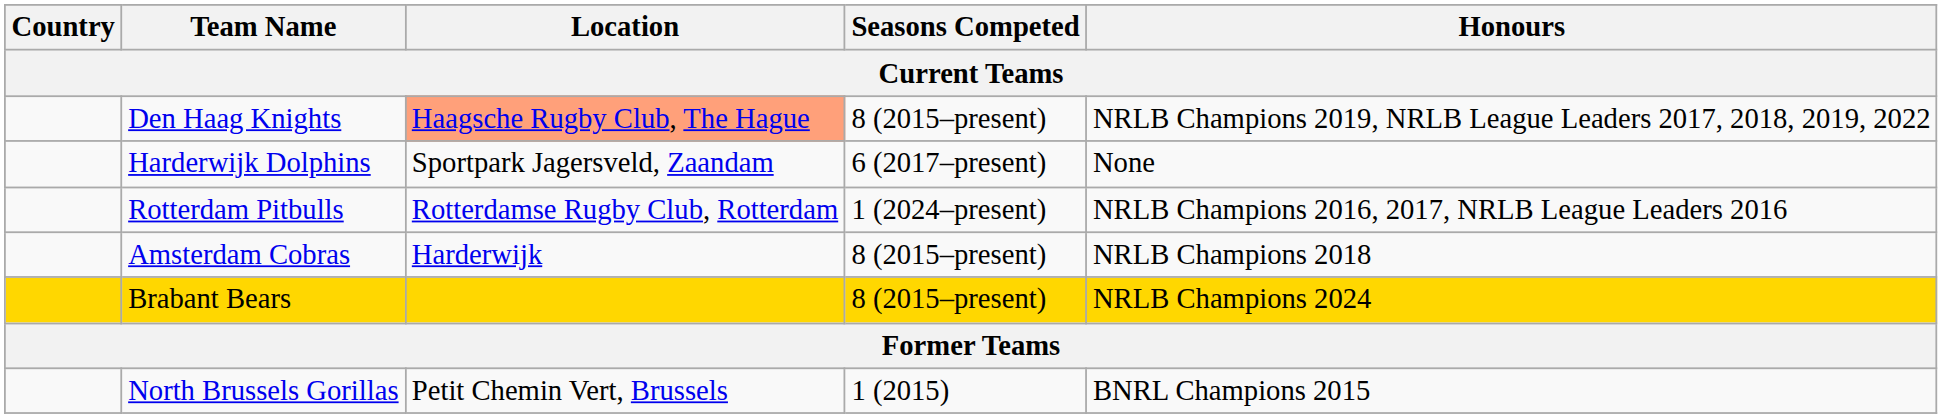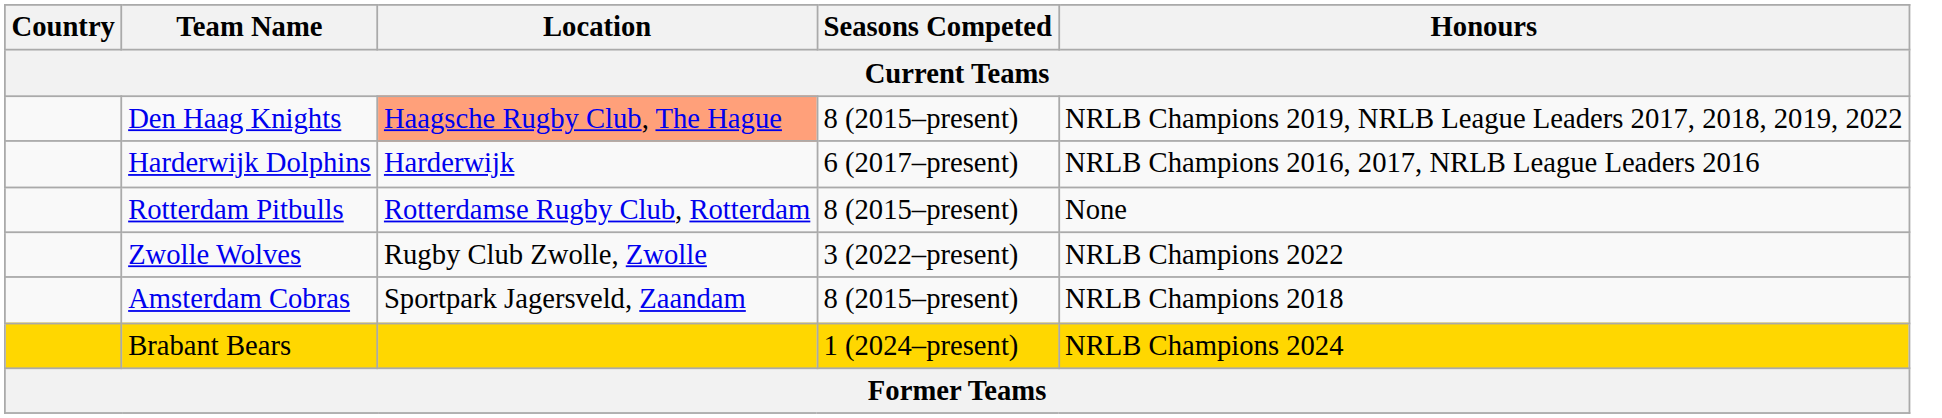(593, 163) Sportpark Jagersveld, Zaandam -> (449, 163) Harderwijk
(1124, 163) None -> (1412, 163) NRLB Champions 2016, 2017, NRLB League Leaders 2016
(949, 208) 1 (2024–present) -> (921, 208) 8 (2015–present)
(1440, 208) NRLB Champions 2016, 2017, NRLB League Leaders 2016 -> (1096, 208) None
+ row: (215, 254)
(477, 254) Harderwijk -> (565, 299) Sportpark Jagersveld, Zaandam
(949, 299) 8 (2015–present) -> (921, 345) 1 (2024–present)
- row: (263, 390)
